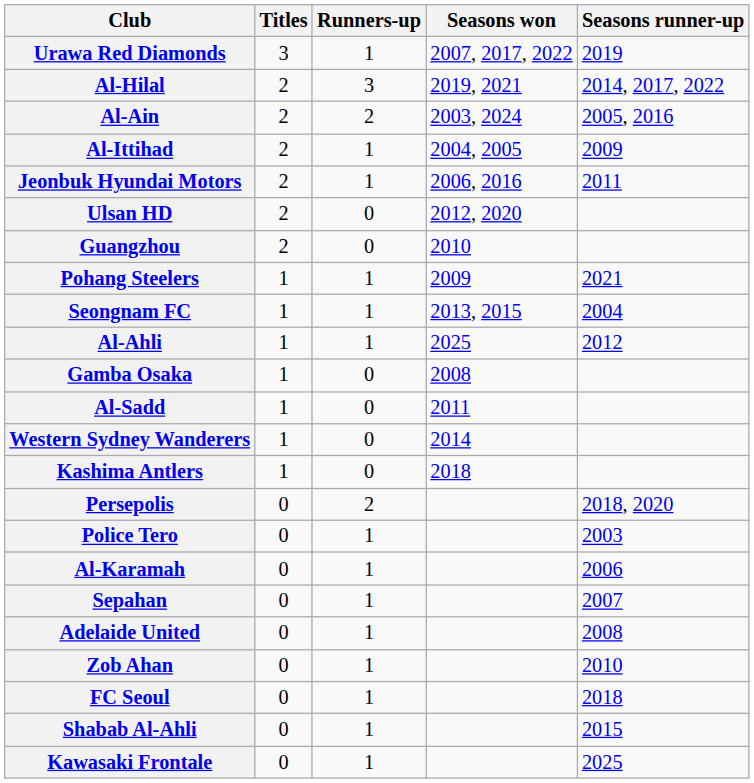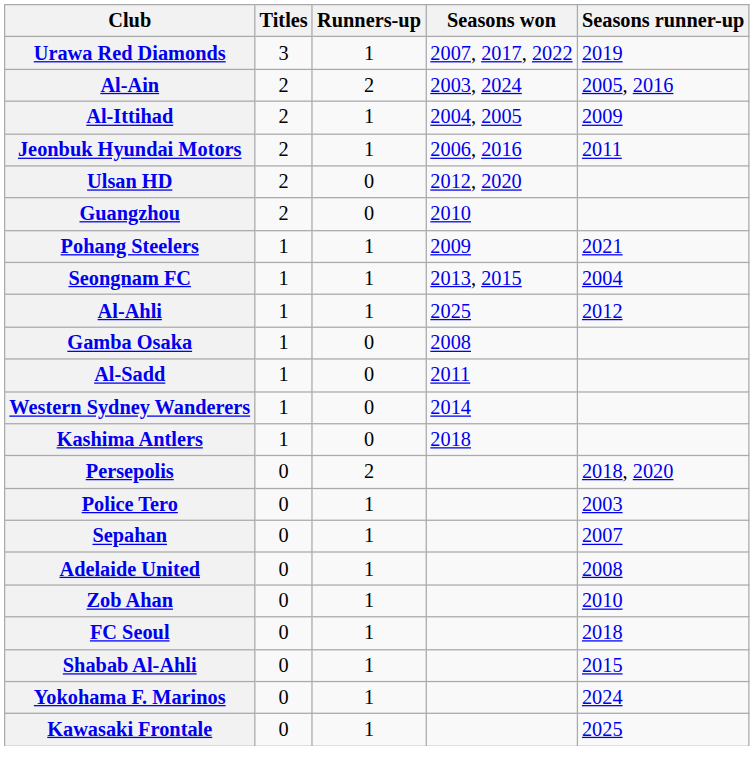- row: (130, 85)
- row: (130, 568)
+ row: (130, 697)
